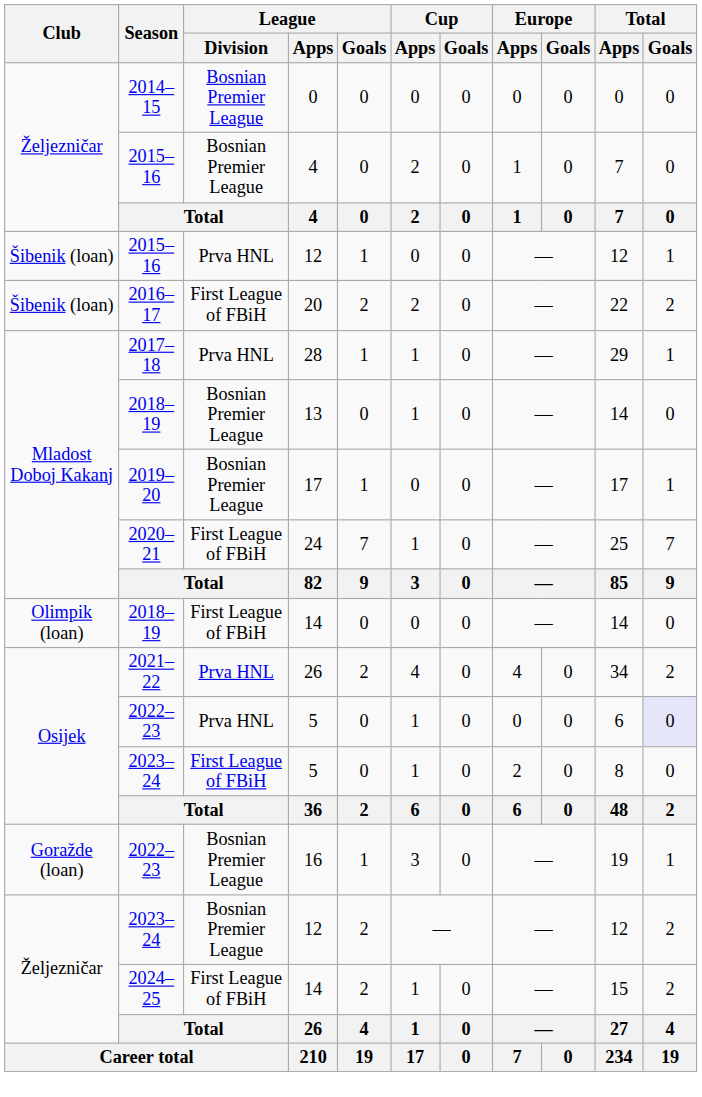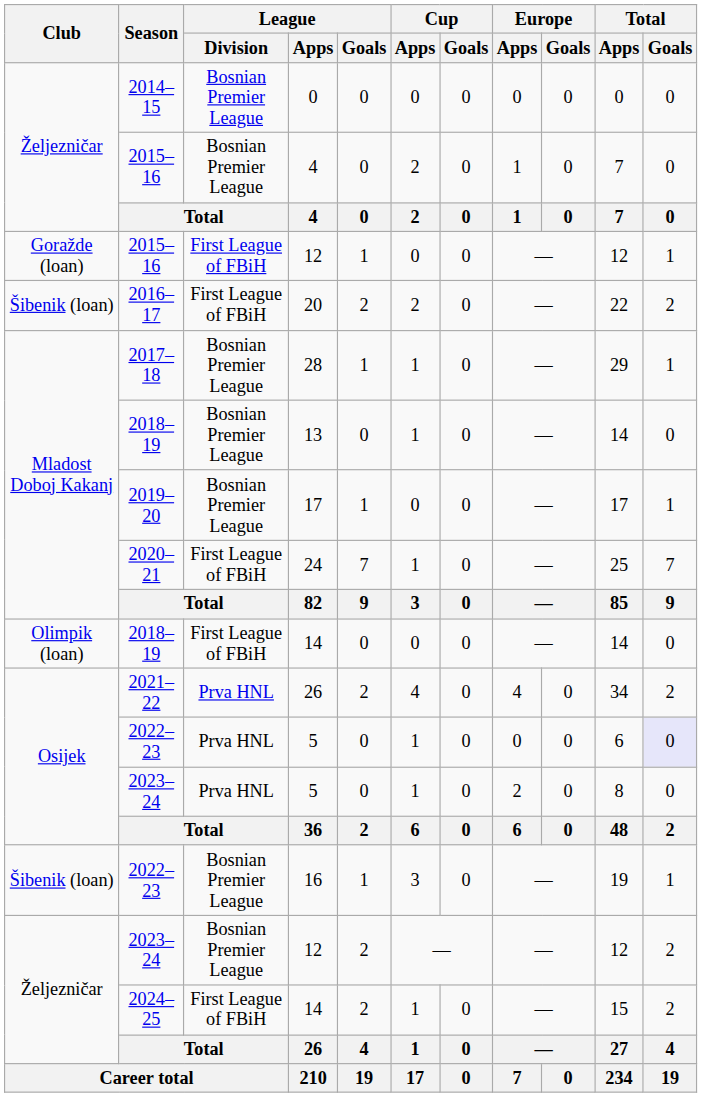(62, 255) Šibenik (loan) -> (62, 255) Goražde (loan)
(236, 255) Prva HNL -> (236, 255) First League of FBiH
(236, 354) Prva HNL -> (236, 365) Bosnian Premier League
(236, 770) First League of FBiH -> (236, 791) Prva HNL
(62, 859) Goražde (loan) -> (62, 880) Šibenik (loan)
